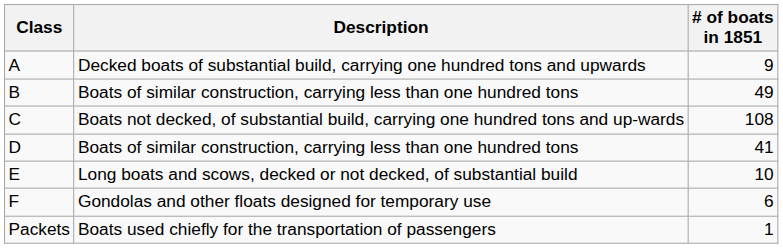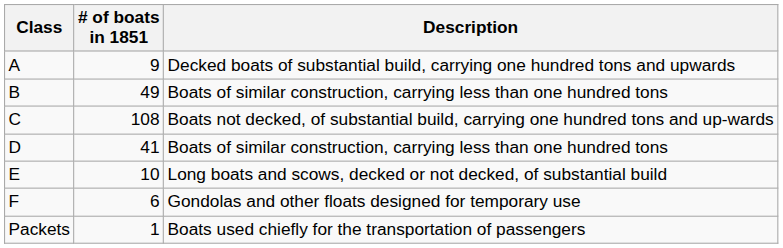columns swapped: (381, 27) <-> (733, 27)
